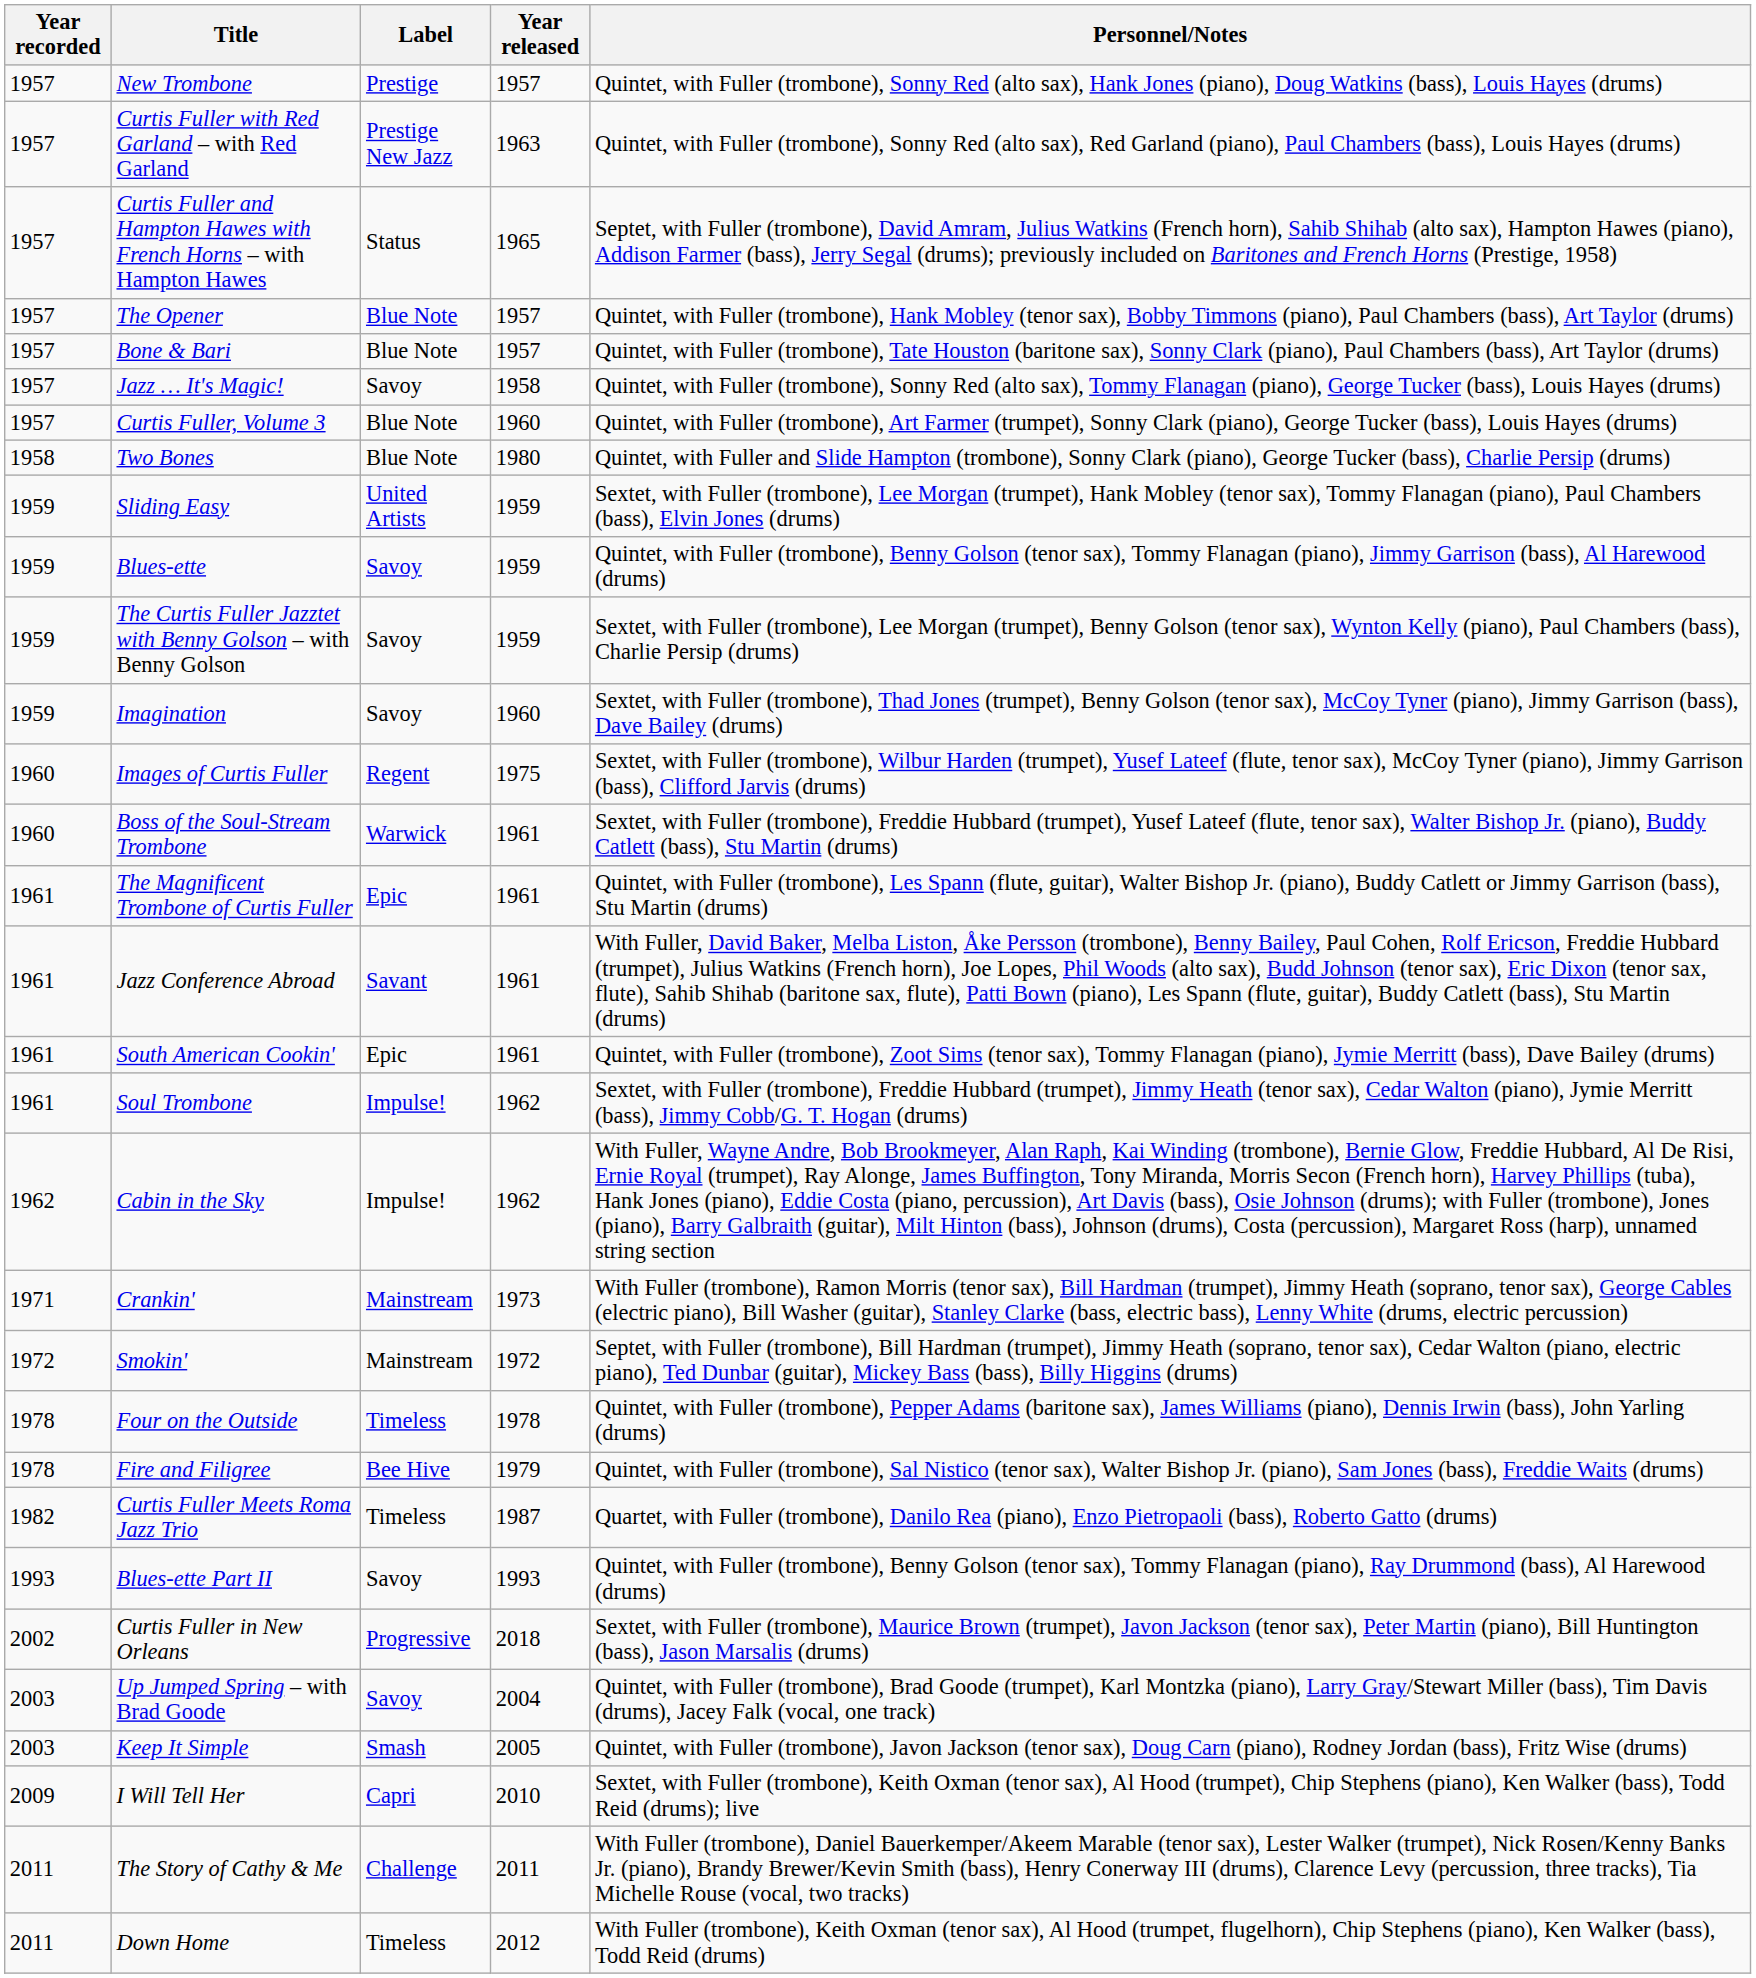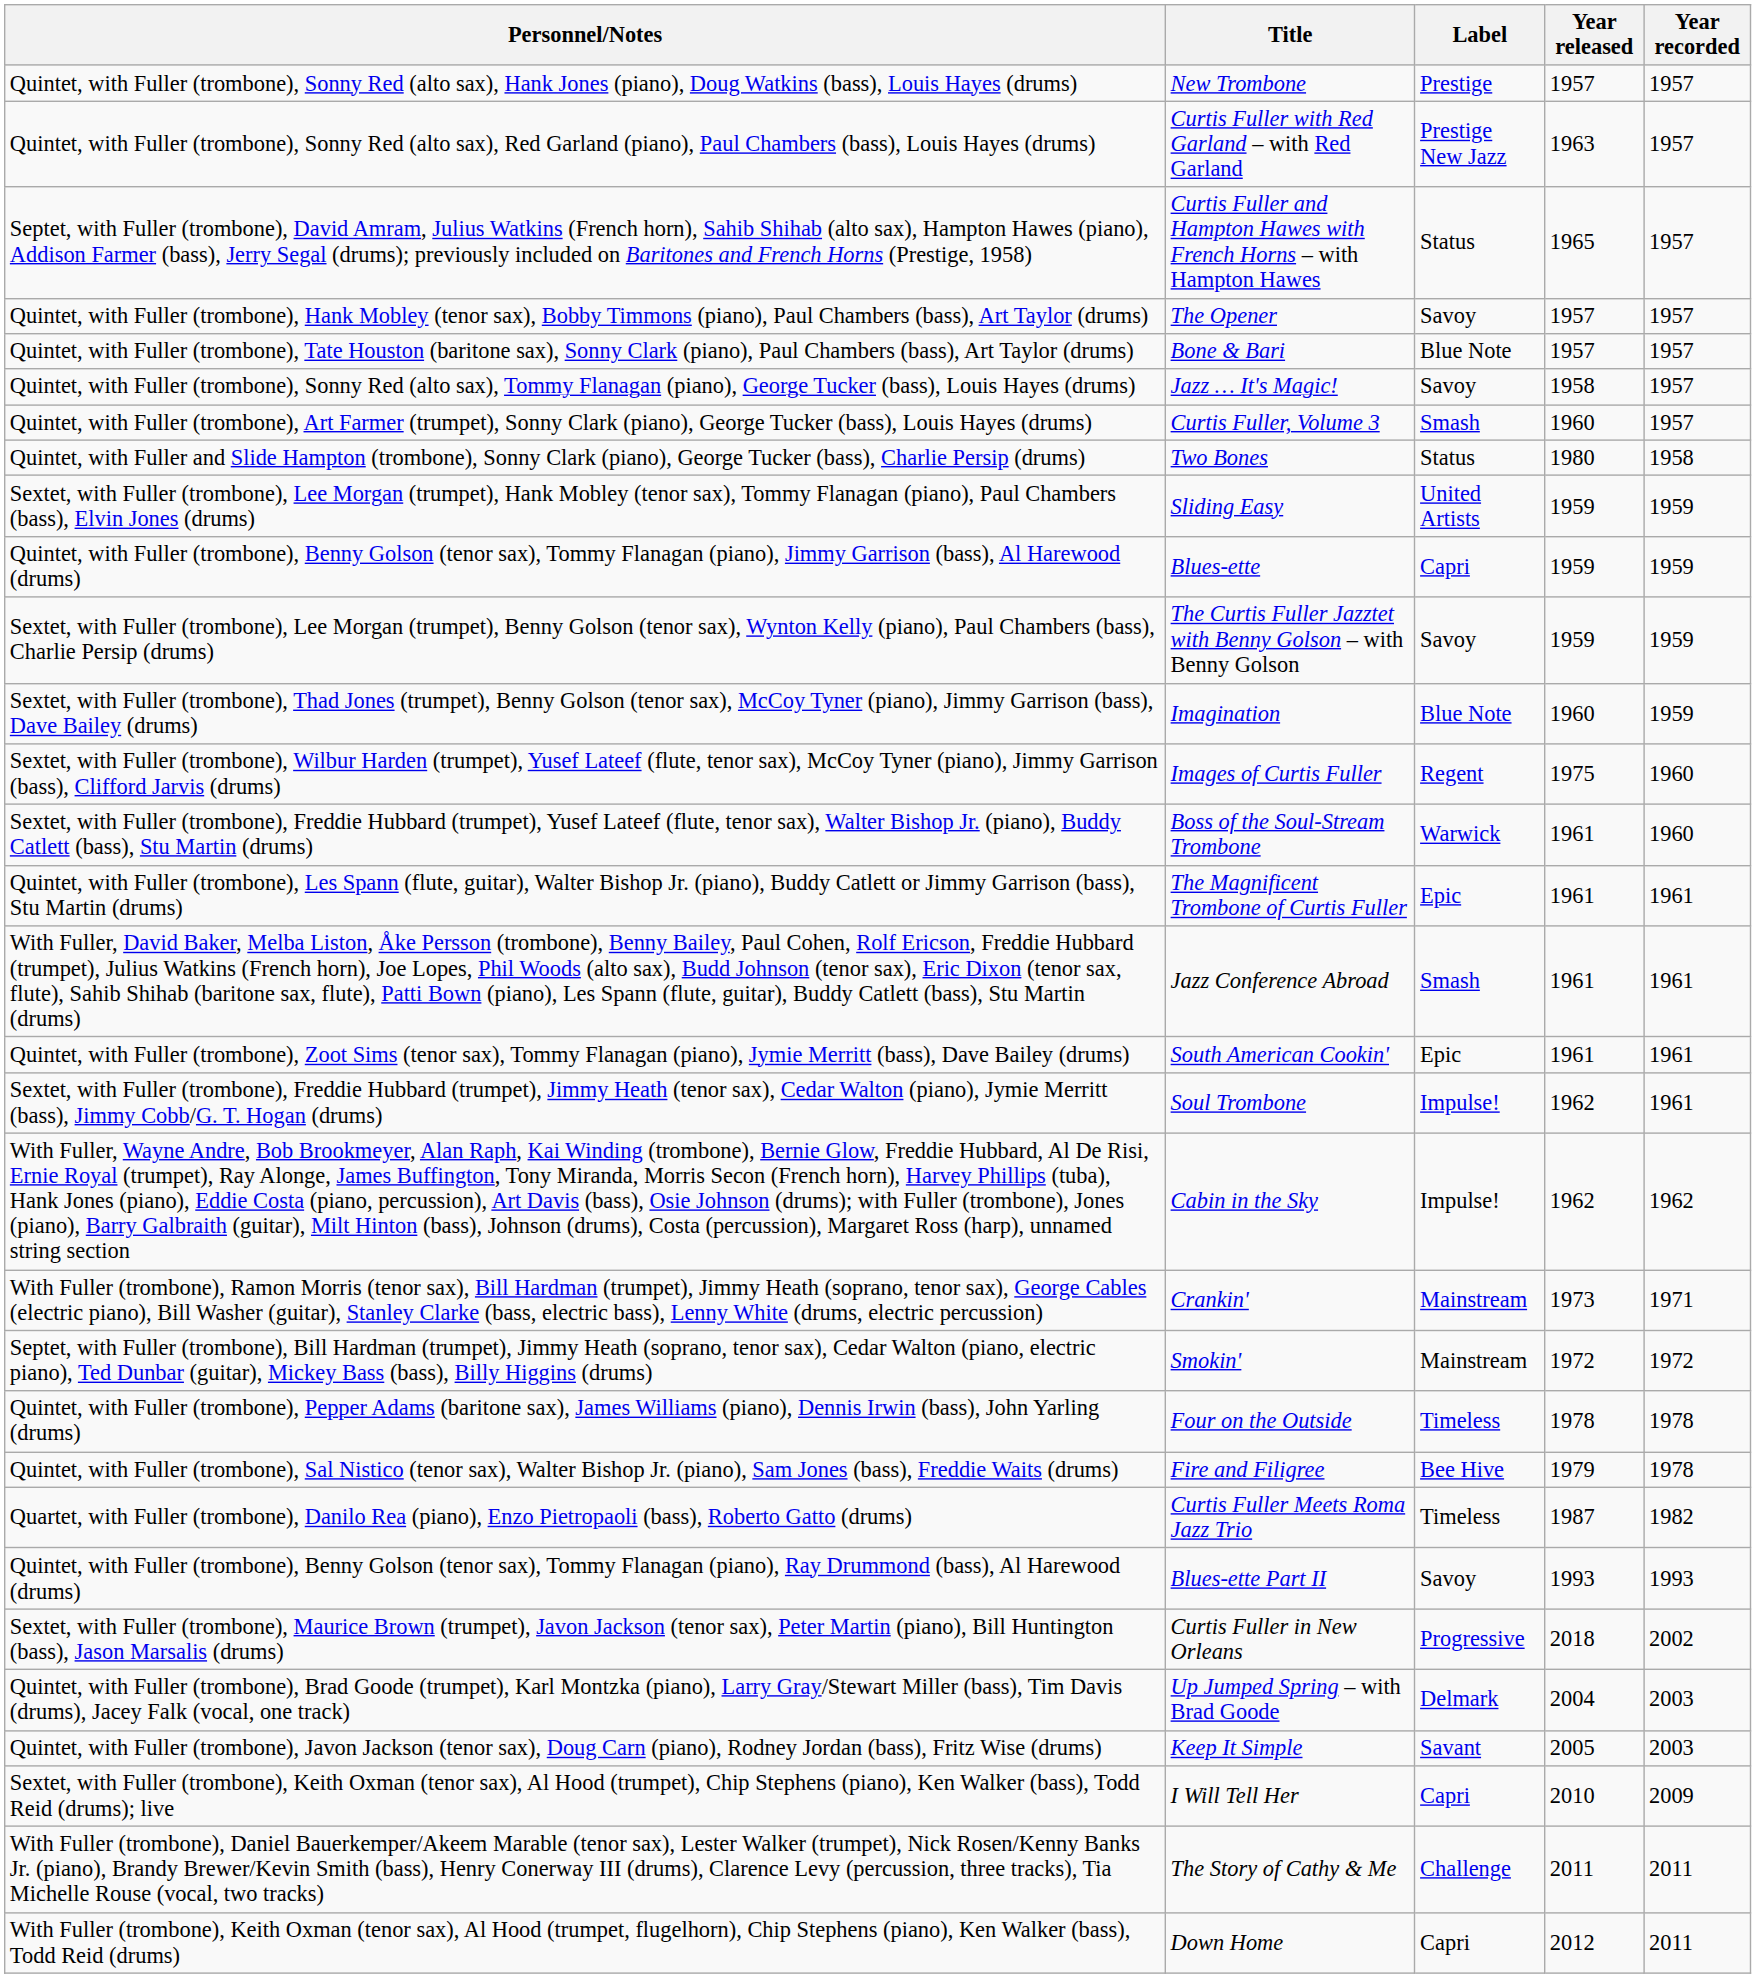columns swapped: (58, 34) <-> (1170, 34)
(412, 315) Blue Note -> (1448, 315) Savoy
(412, 422) Blue Note -> (1450, 422) Smash
(412, 457) Blue Note -> (1447, 457) Status
(394, 566) Savoy -> (1445, 566) Capri
(394, 713) Savoy -> (1466, 713) Blue Note
(396, 981) Savant -> (1450, 981) Smash
(394, 1699) Savoy -> (1459, 1699) Delmark
(396, 1747) Smash -> (1451, 1747) Savant
(406, 1942) Timeless -> (1445, 1942) Capri
